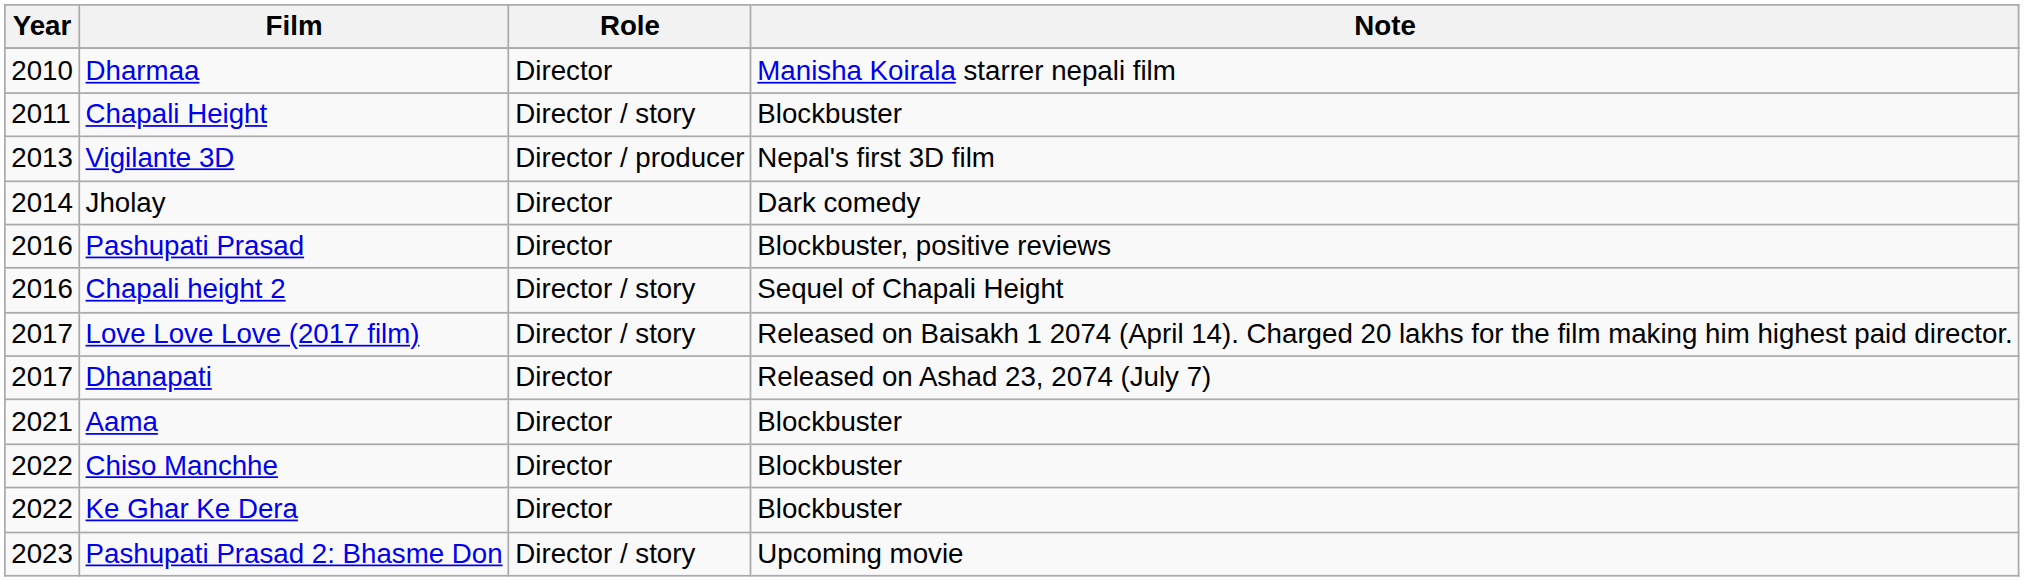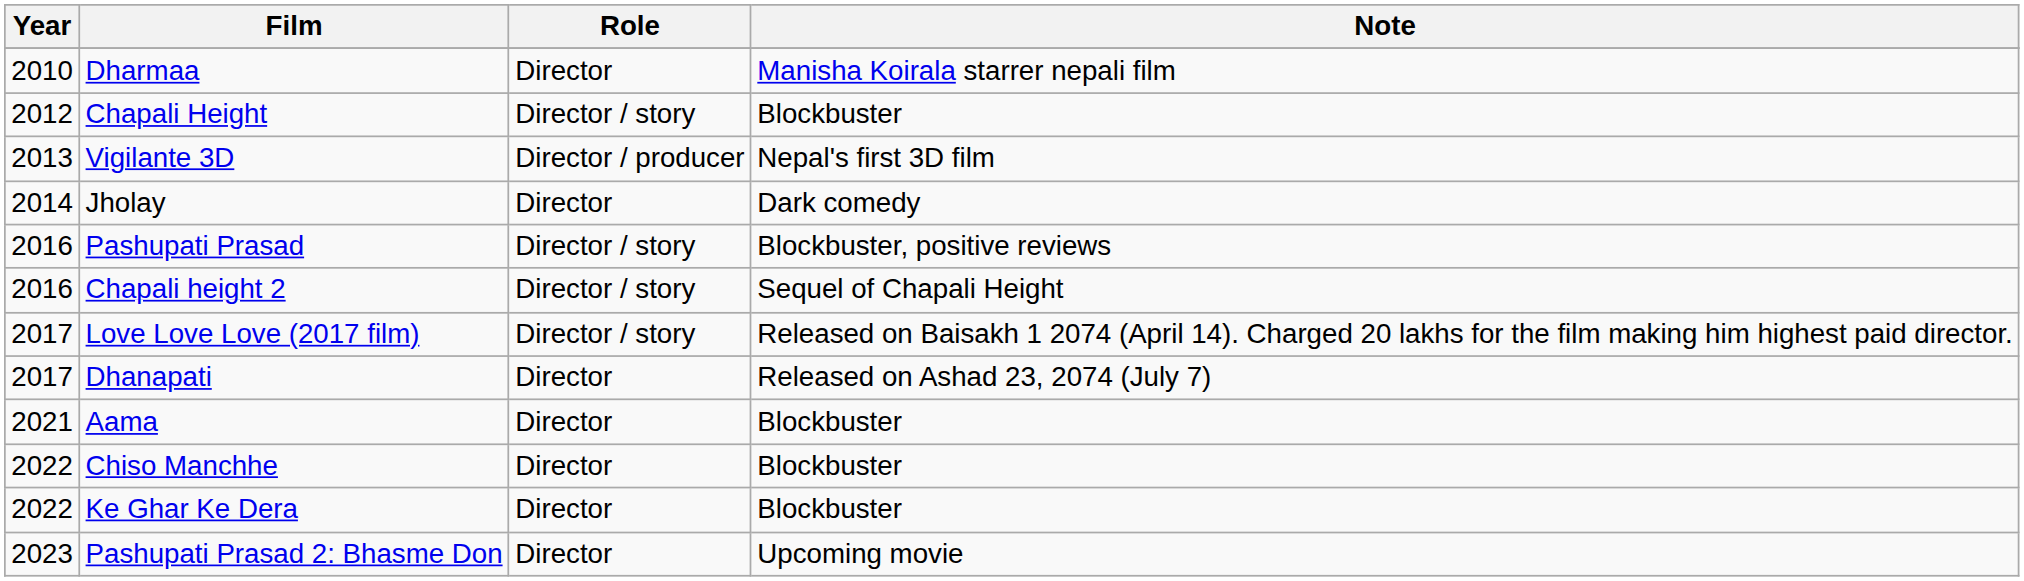(41, 114) 2011 -> (42, 114) 2012
(564, 245) Director -> (605, 245) Director / story
(605, 553) Director / story -> (564, 553) Director
